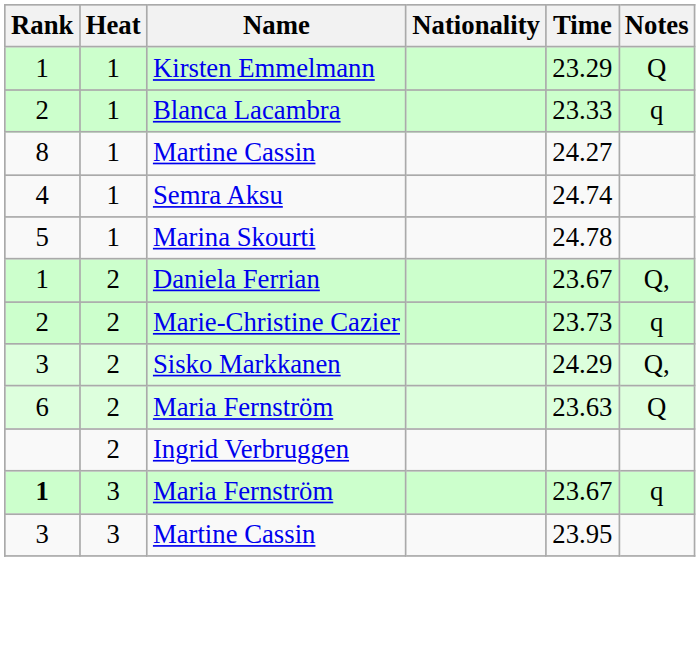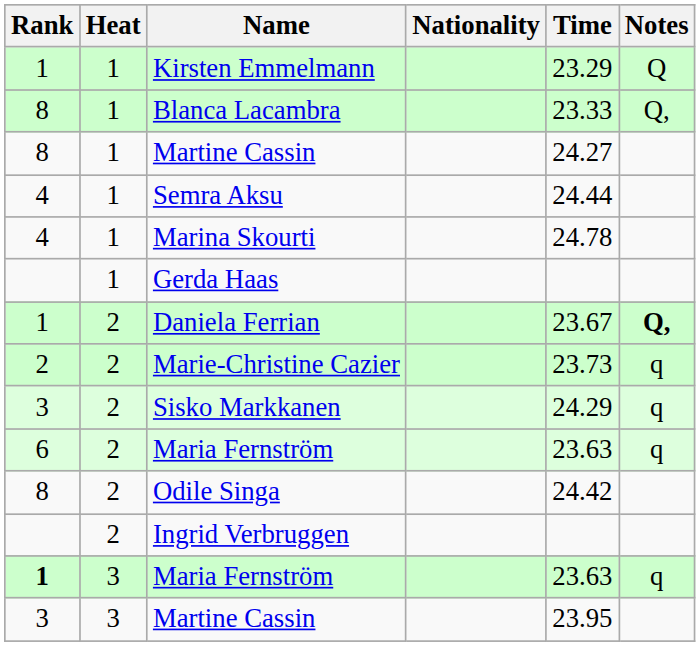(42, 110) 2 -> (42, 110) 8
(657, 110) q -> (657, 110) Q,
(582, 195) 24.74 -> (582, 195) 24.44
(42, 237) 5 -> (42, 237) 4
+ row: (113, 279)
(657, 279) normal -> (657, 322) bold
(657, 364) Q, -> (657, 407) q
(657, 407) Q -> (657, 449) q
+ row: (113, 491)
(582, 491) 23.67 -> (582, 576) 23.63
